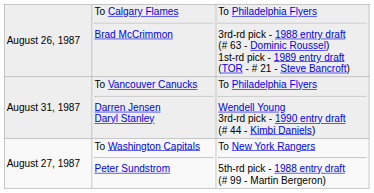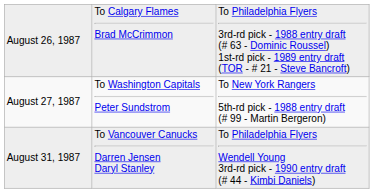rows swapped: (43, 163) <-> (43, 107)
